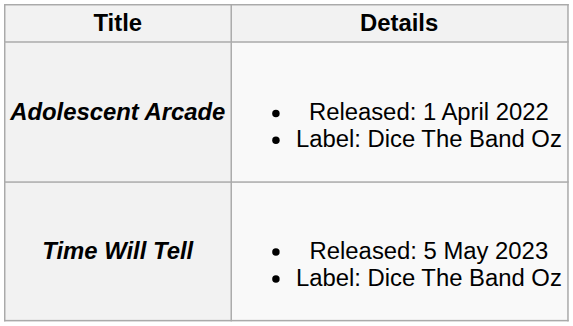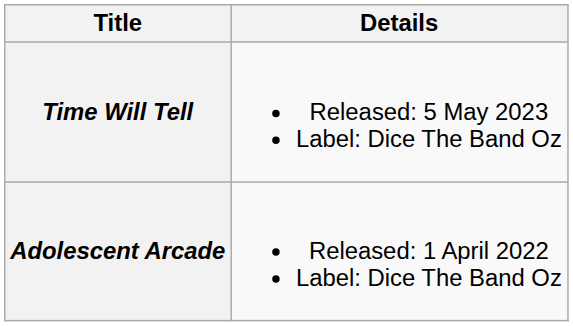rows swapped: (118, 111) <-> (118, 251)
